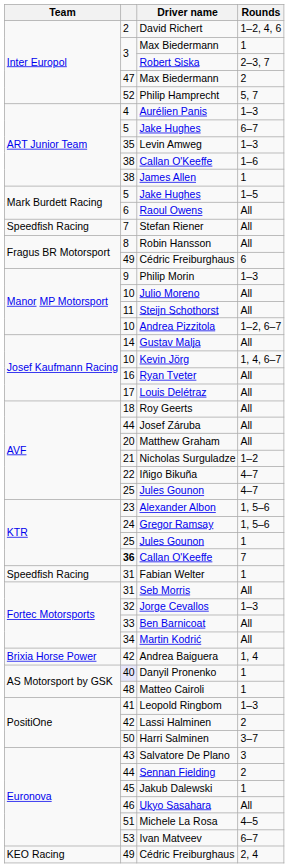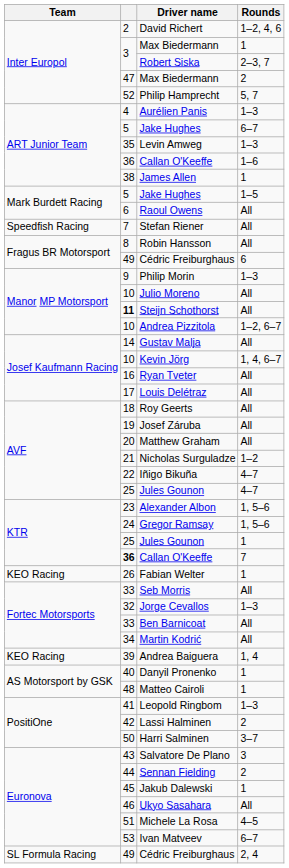(129, 161) 38 -> (129, 161) 36
(128, 309) normal -> (128, 309) bold
(129, 425) 44 -> (129, 425) 19
(48, 573) Speedfish Racing -> (36, 573) KEO Racing
(129, 573) 31 -> (129, 573) 26
(129, 590) 31 -> (129, 590) 33
(52, 656) Brixia Horse Power -> (36, 656) KEO Racing
(129, 656) 42 -> (129, 656) 39
(129, 673) lavender background -> (129, 673) no background
(36, 854) KEO Racing -> (51, 854) SL Formula Racing
